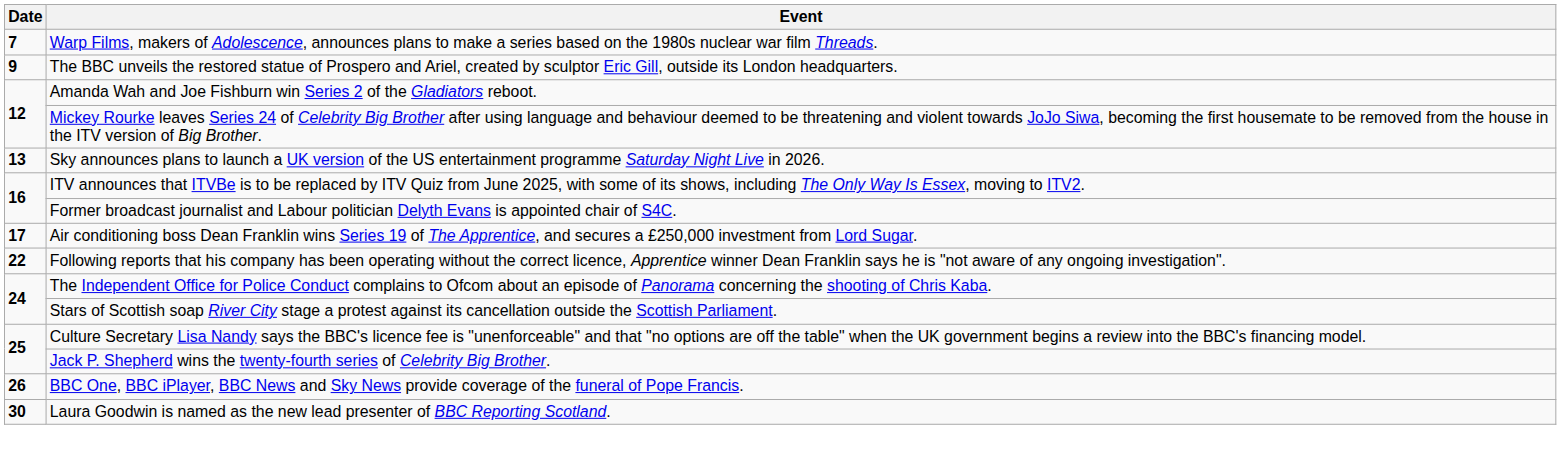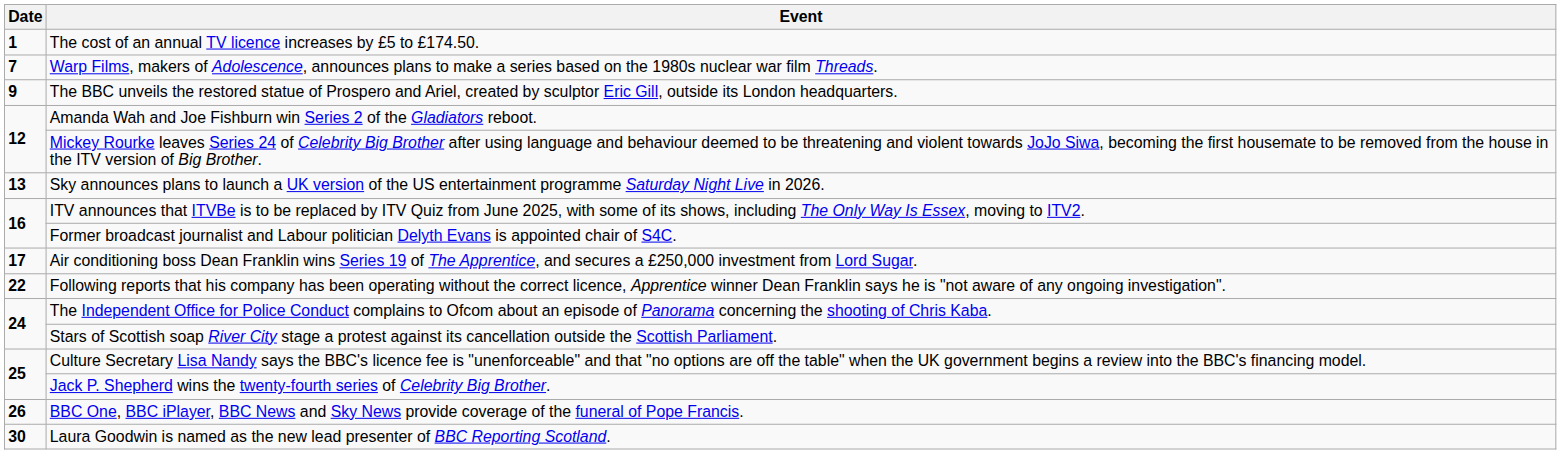+ row: (265, 42)
